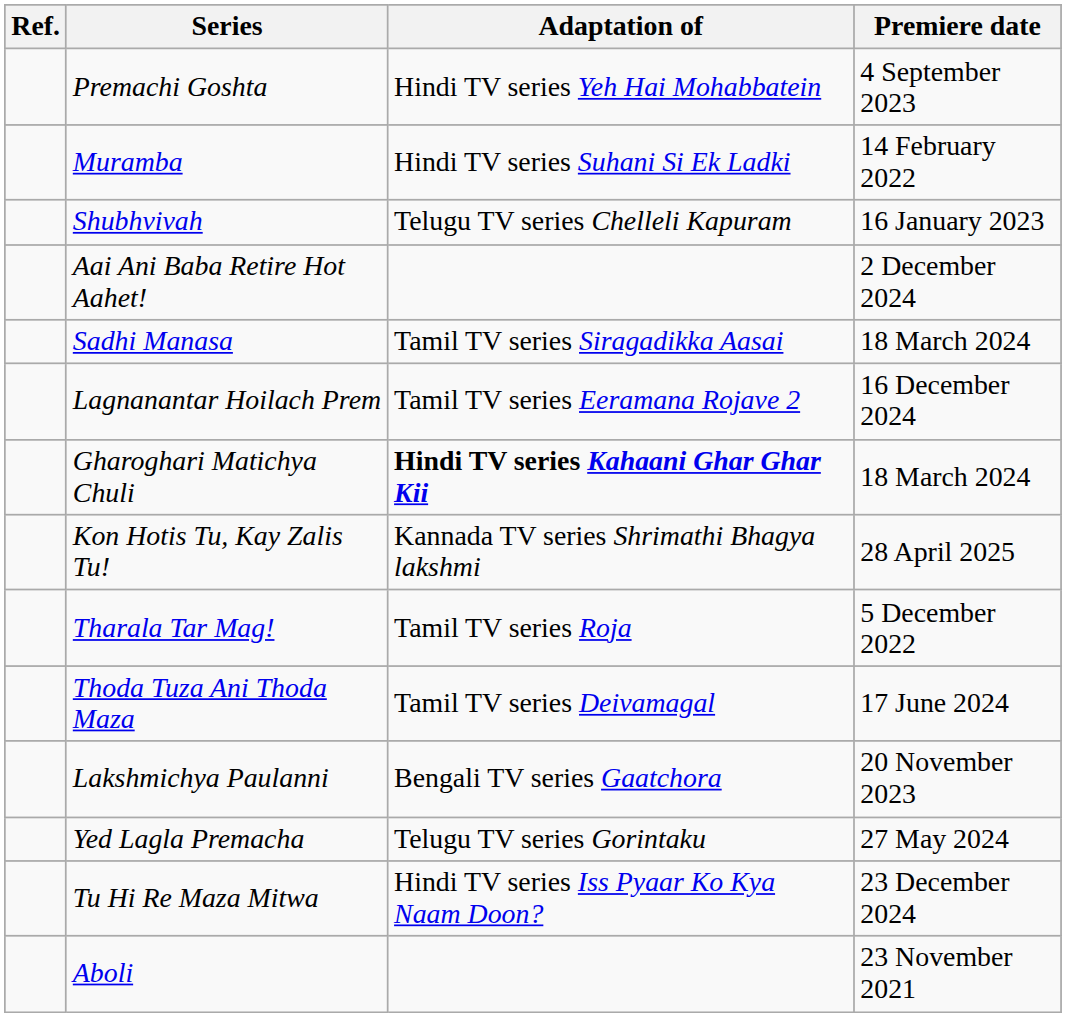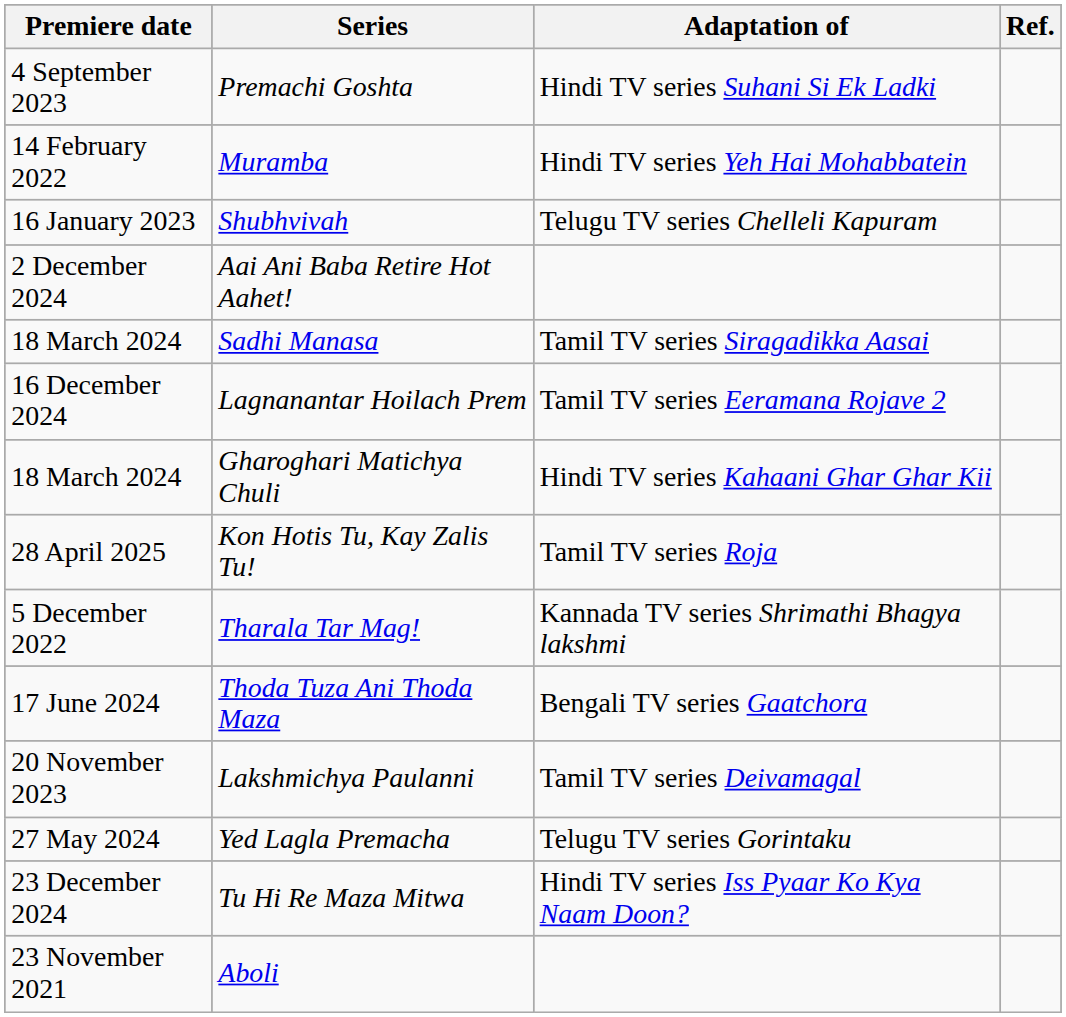columns swapped: (957, 26) <-> (36, 26)
(608, 86) Hindi TV series Yeh Hai Mohabbatein -> (738, 86) Hindi TV series Suhani Si Ek Ladki
(592, 161) Hindi TV series Suhani Si Ek Ladki -> (753, 161) Hindi TV series Yeh Hai Mohabbatein
(607, 476) bold -> (766, 476) normal
(605, 552) Kannada TV series Shrimathi Bhagya lakshmi -> (658, 552) Tamil TV series Roja
(513, 627) Tamil TV series Roja -> (750, 627) Kannada TV series Shrimathi Bhagya lakshmi
(555, 703) Tamil TV series Deivamagal -> (703, 703) Bengali TV series Gaatchora
(558, 778) Bengali TV series Gaatchora -> (700, 778) Tamil TV series Deivamagal
